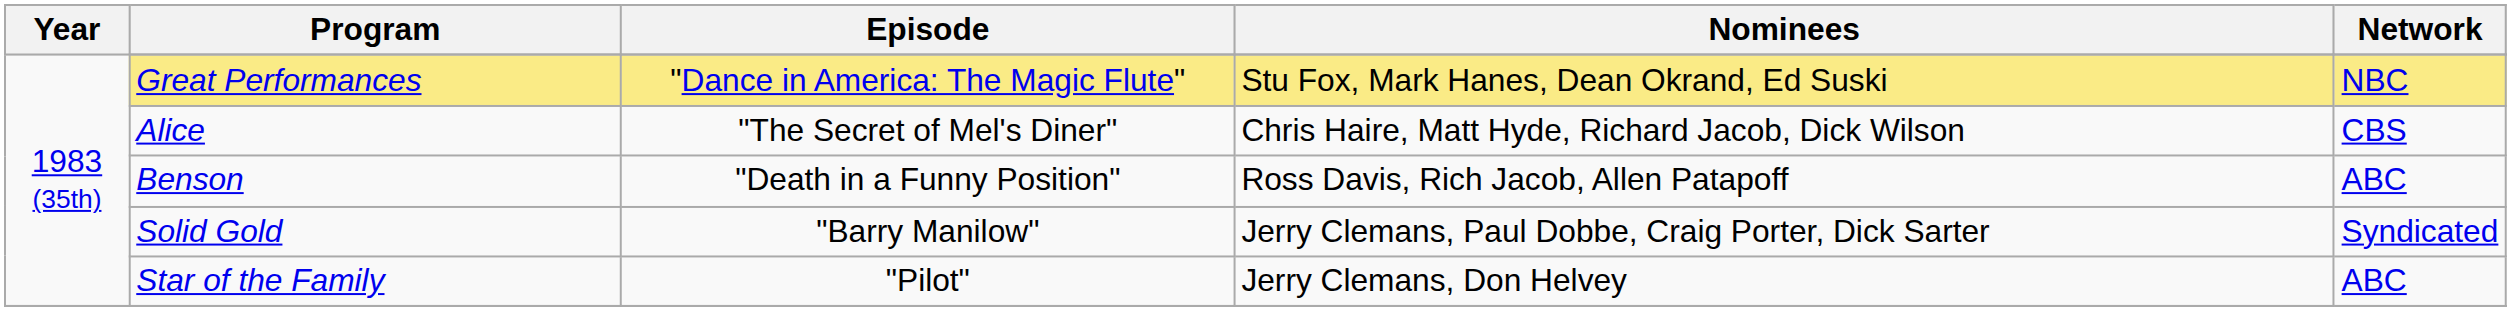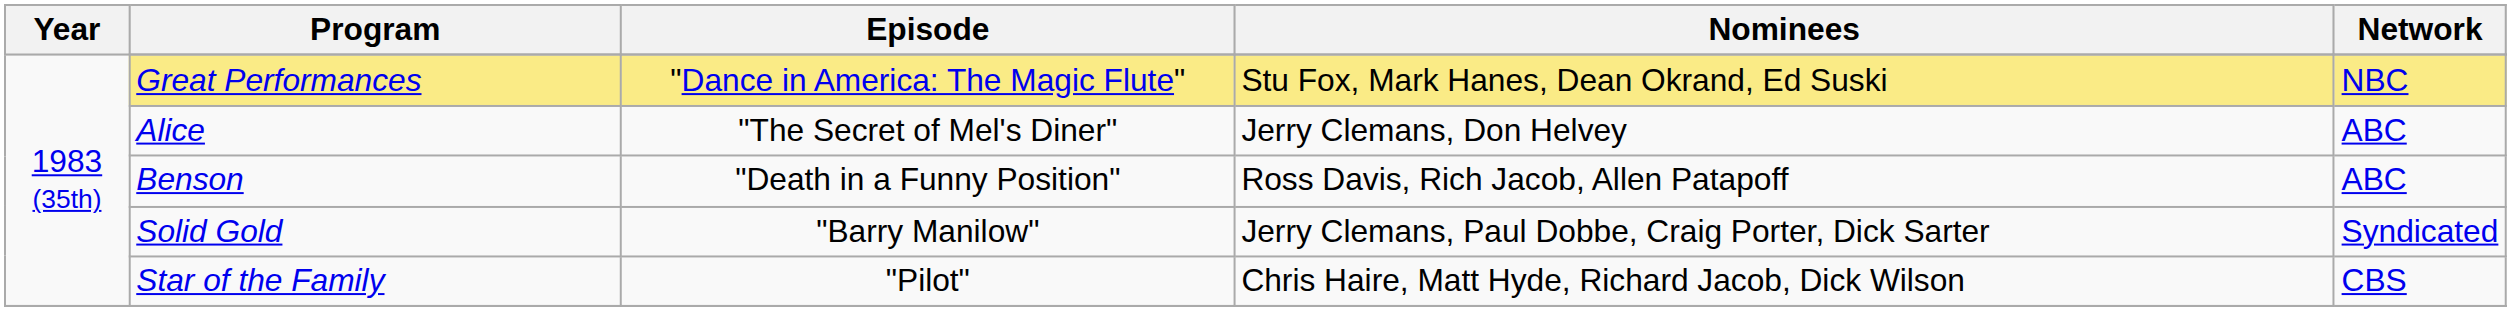(1603, 130) Chris Haire, Matt Hyde, Richard Jacob, Dick Wilson -> (1434, 130) Jerry Clemans, Don Helvey
(2374, 130) CBS -> (2374, 130) ABC
(1434, 280) Jerry Clemans, Don Helvey -> (1603, 280) Chris Haire, Matt Hyde, Richard Jacob, Dick Wilson
(2374, 280) ABC -> (2374, 280) CBS
